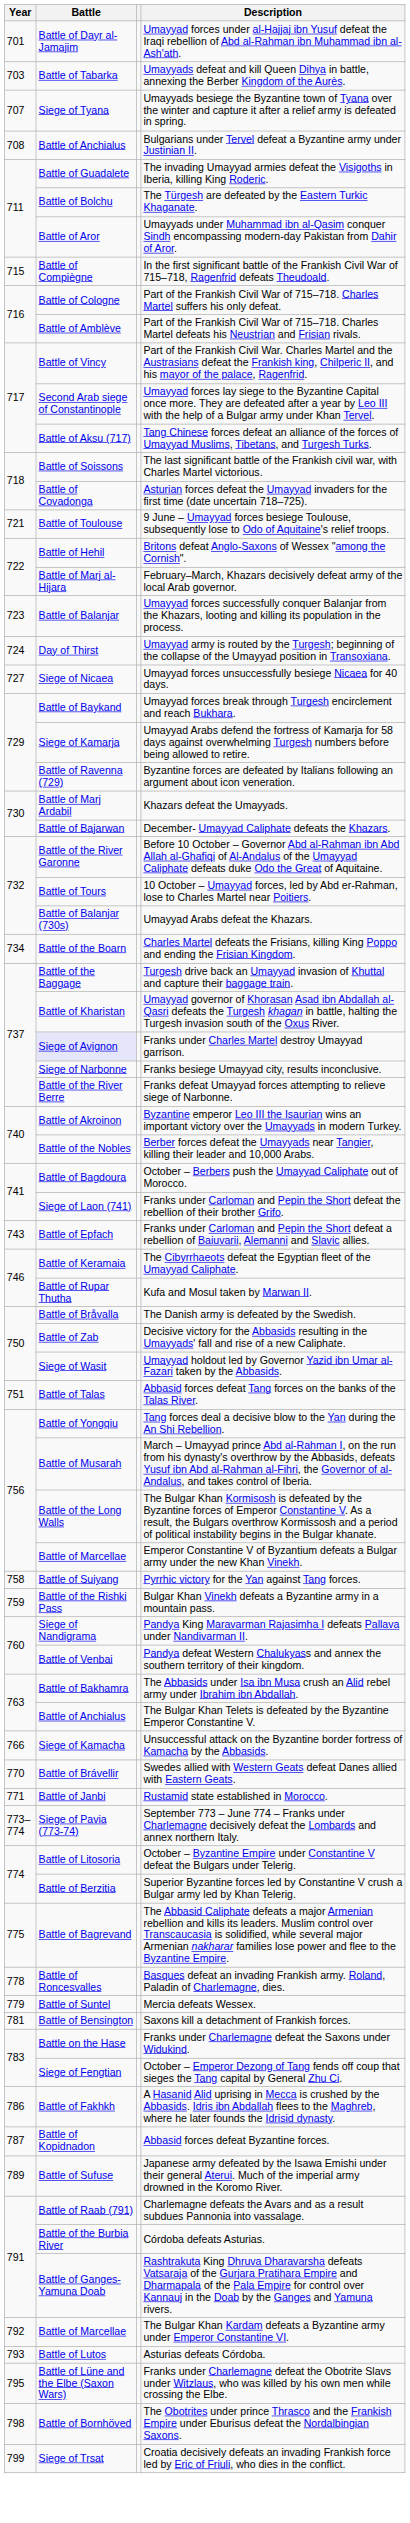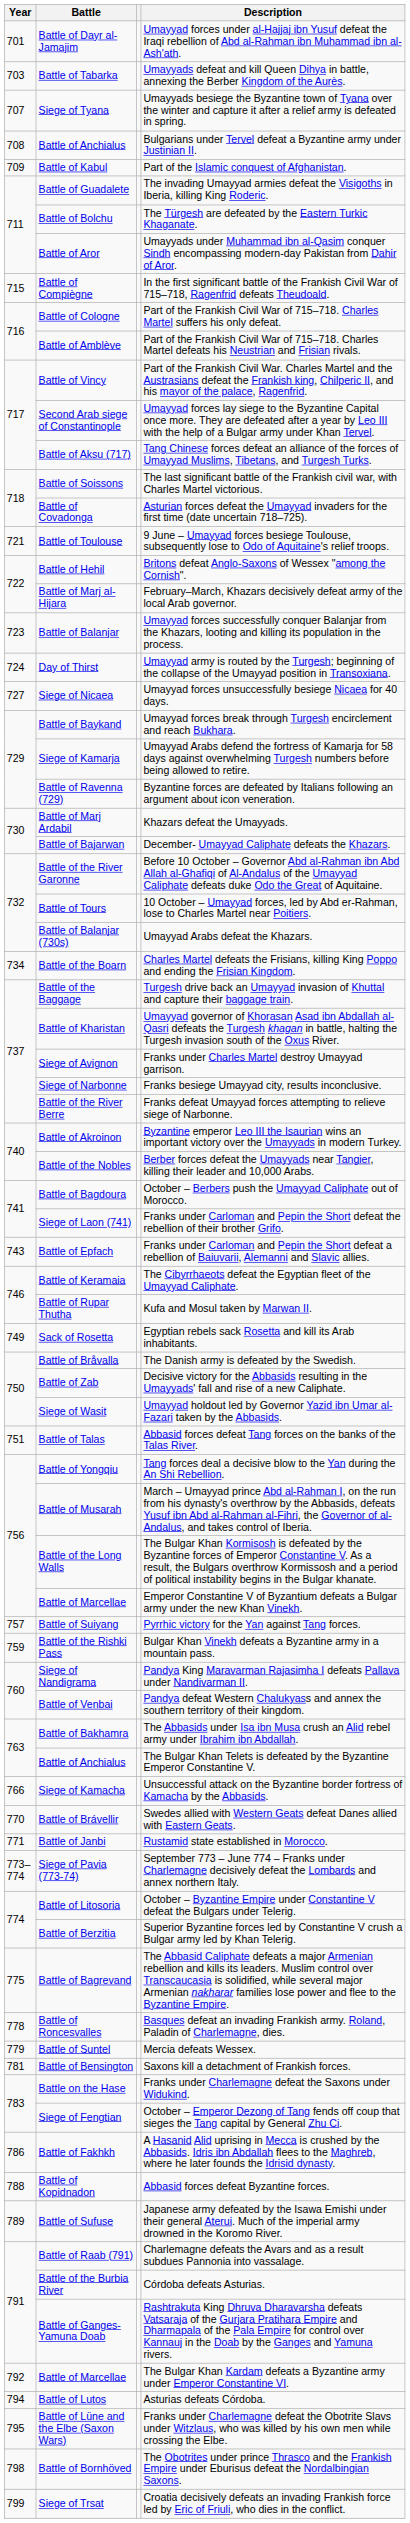+ row: (245, 167)
(78, 1046) lavender background -> (78, 1063) no background
+ row: (249, 1337)
(16, 1579) 758 -> (16, 1625) 757
(16, 2141) 787 -> (16, 2186) 788
(16, 2354) 793 -> (16, 2400) 794
